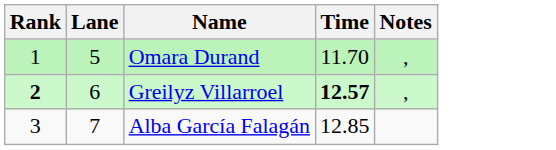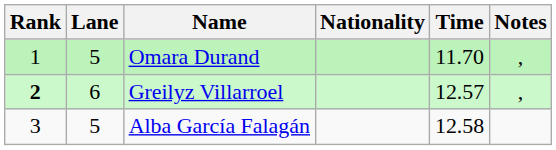+ column: (372, 21)
(345, 91) bold -> (460, 91) normal
(95, 126) 7 -> (95, 126) 5
(345, 126) 12.85 -> (460, 126) 12.58
